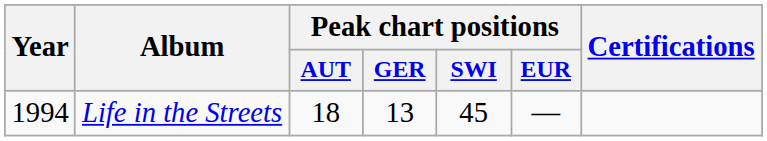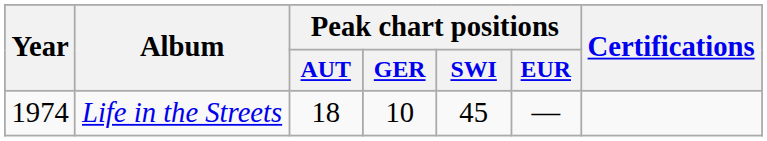(40, 112) 1994 -> (40, 112) 1974
(400, 112) 13 -> (400, 112) 10
